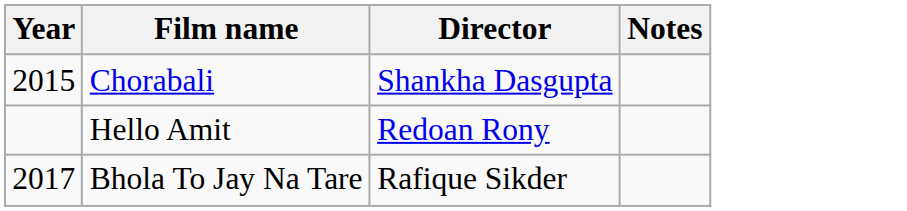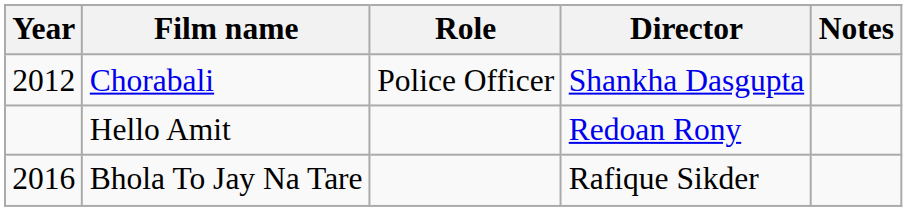+ column: (466, 29)
(44, 79) 2015 -> (44, 79) 2012
(44, 179) 2017 -> (44, 179) 2016
